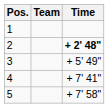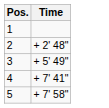- column: (47, 12)
(83, 45) bold -> (51, 45) normal
